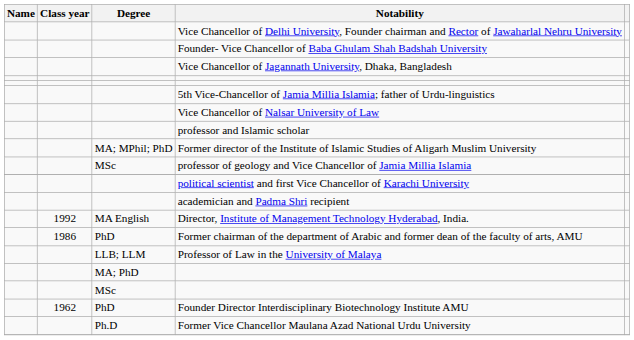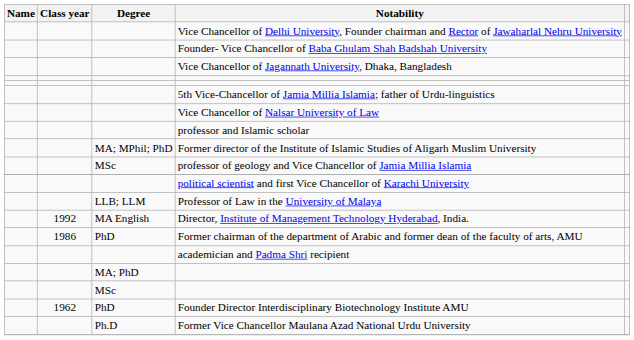rows swapped: (134, 201) <-> (120, 254)
